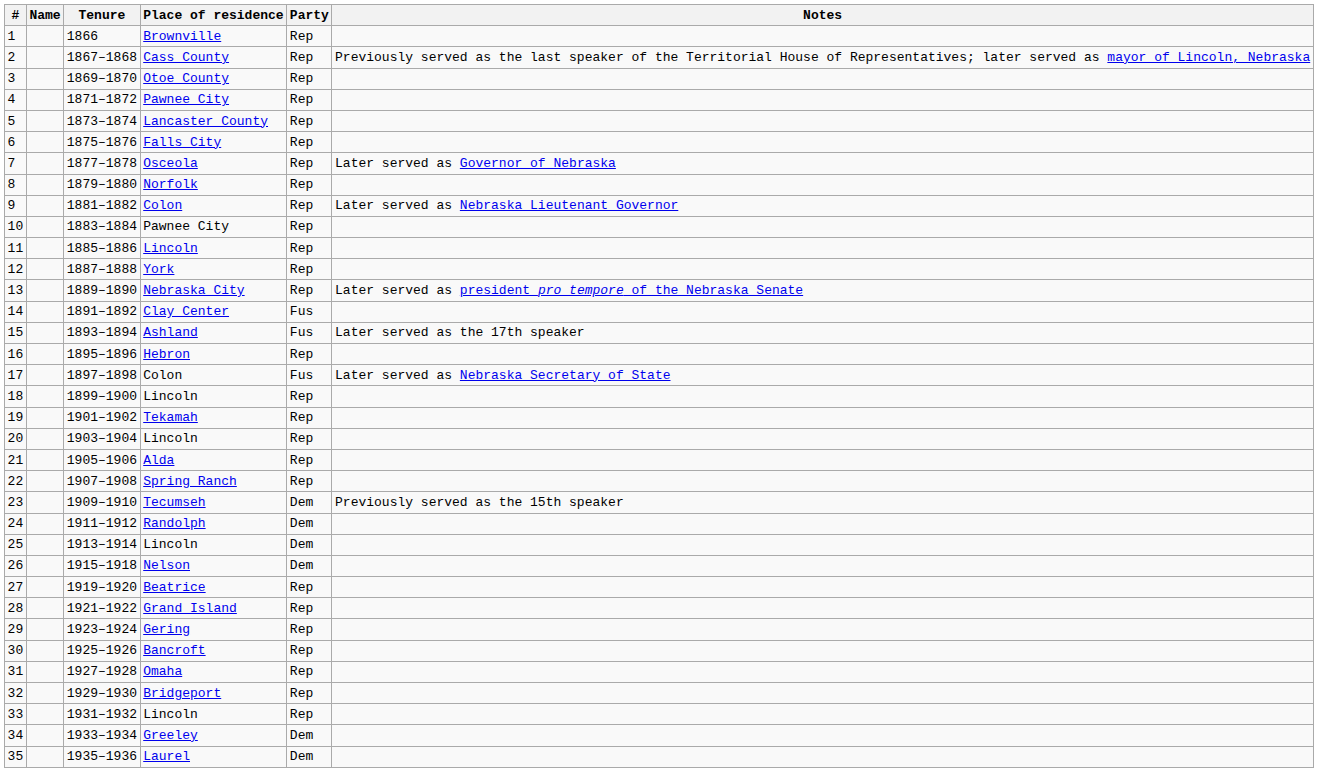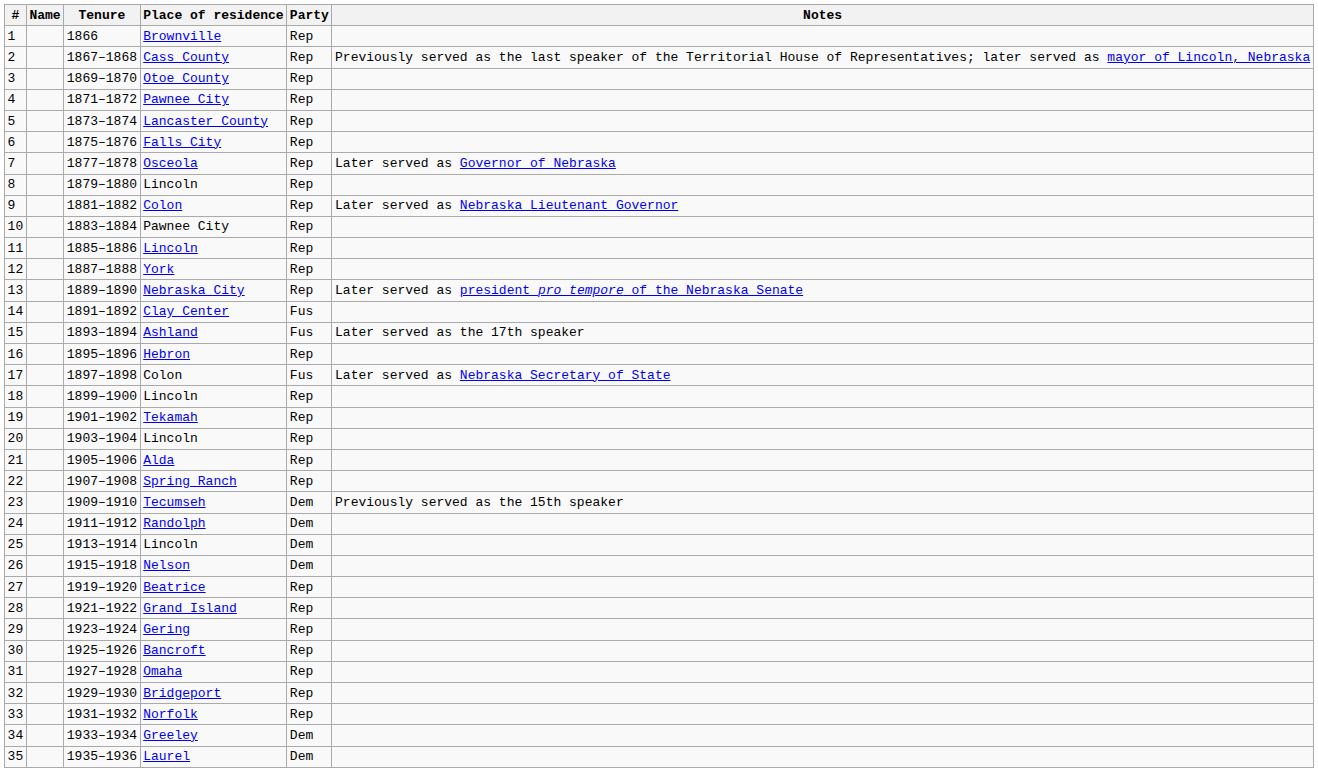(171, 185) Norfolk -> (171, 185) Lincoln
(171, 714) Lincoln -> (171, 714) Norfolk
